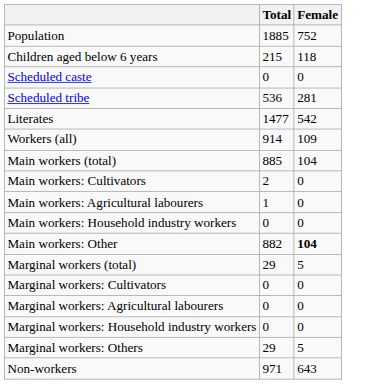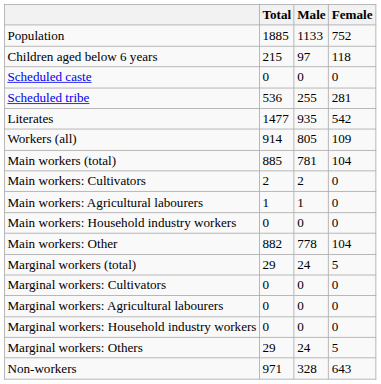+ column: (311, 14)
(307, 243) bold -> (342, 243) normal
